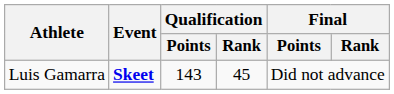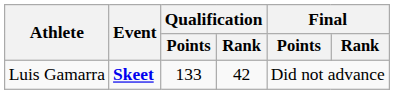(189, 75) 143 -> (189, 75) 133
(242, 75) 45 -> (242, 75) 42
